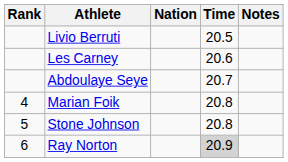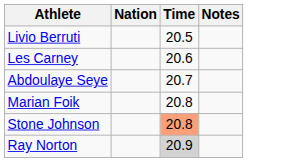- column: (24, 15)
(219, 124) no background -> (179, 124) lightsalmon background
